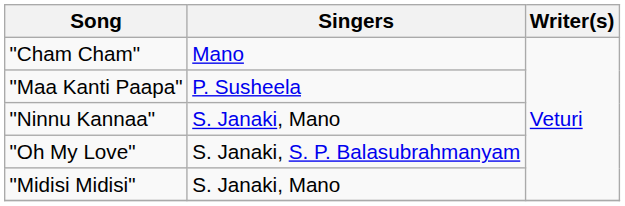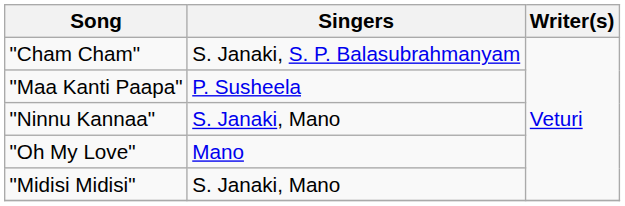(218, 54) Mano -> (356, 54) S. Janaki, S. P. Balasubrahmanyam
(356, 152) S. Janaki, S. P. Balasubrahmanyam -> (218, 152) Mano
